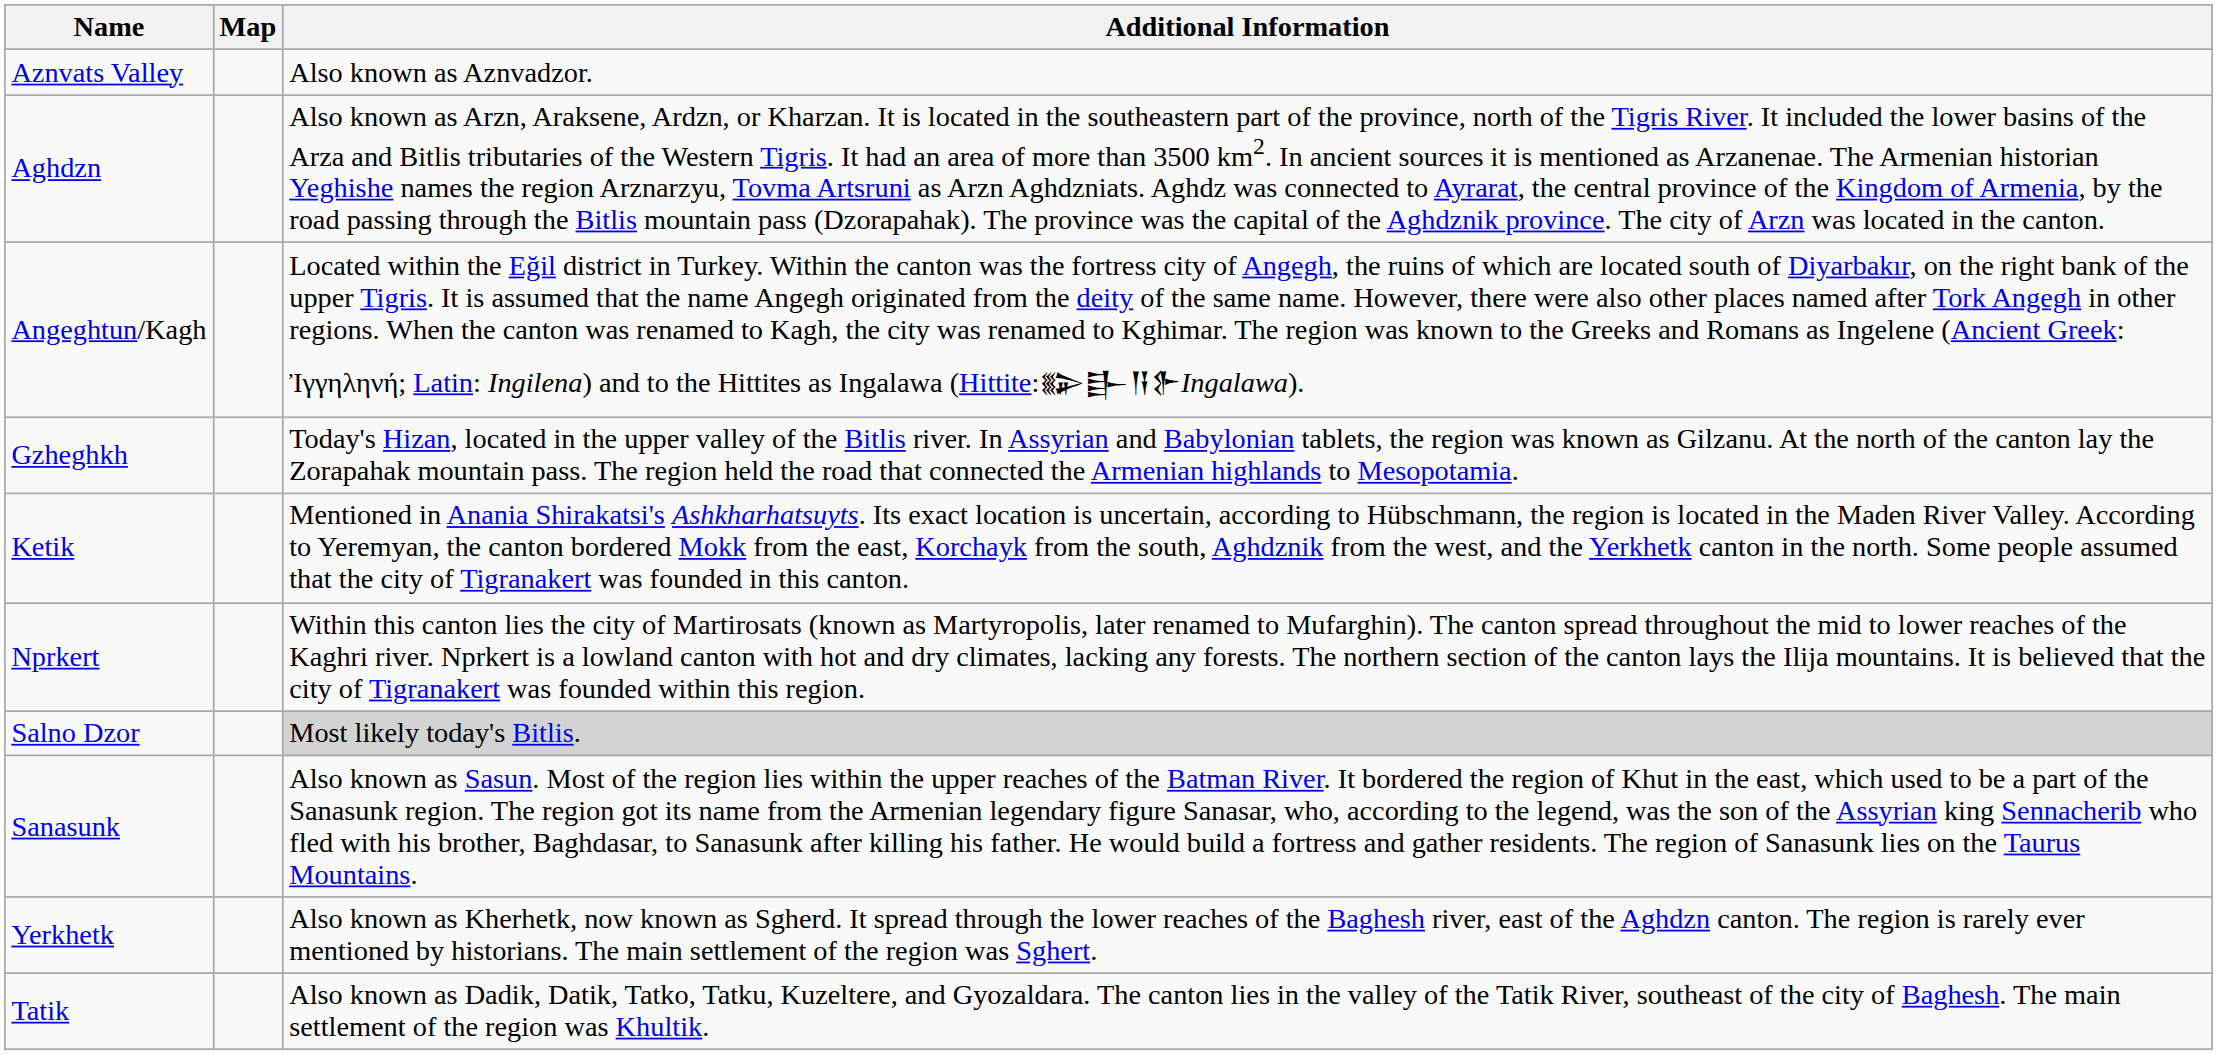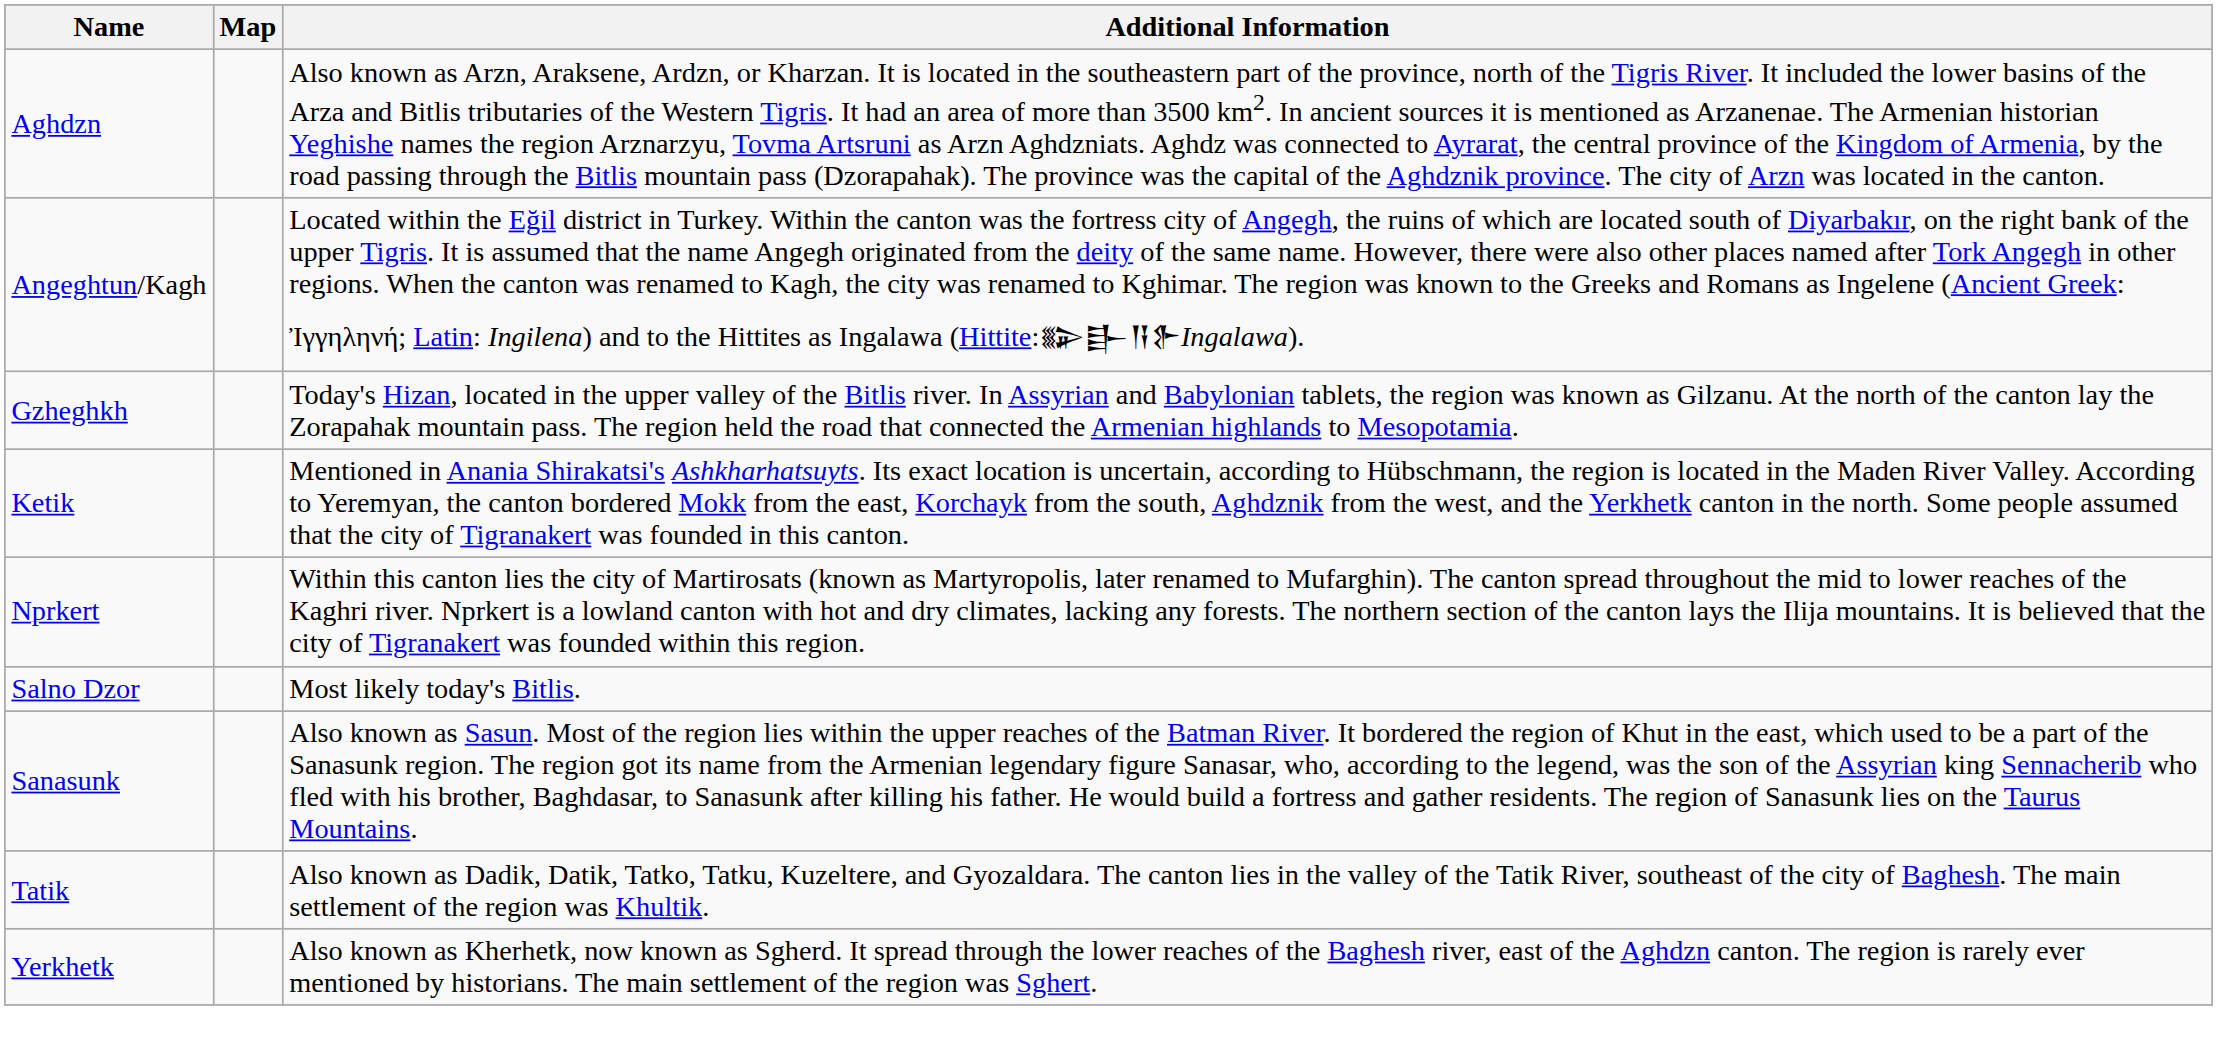- row: (97, 71)
(435, 733) lightgrey background -> (435, 688) no background
rows swapped: (40, 1011) <-> (63, 934)
